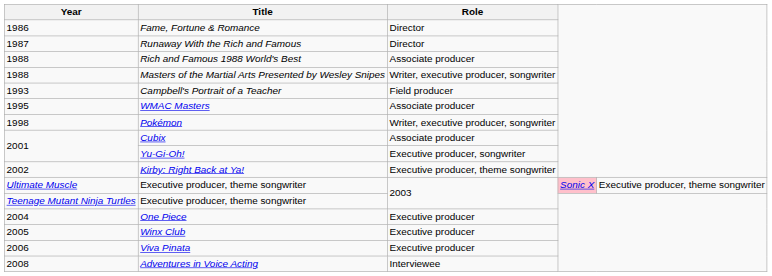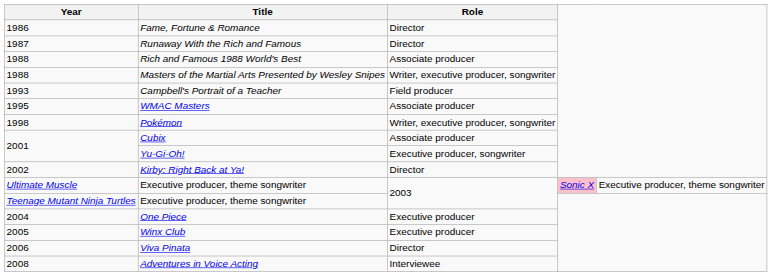(473, 169) Executive producer, theme songwriter -> (407, 169) Director
(432, 248) Executive producer -> (407, 248) Director
